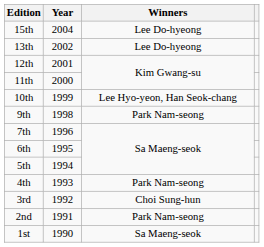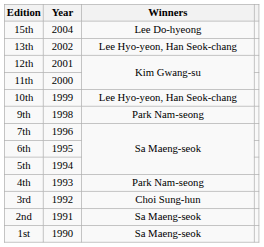(168, 47) Lee Do-hyeong -> (168, 47) Lee Hyo-yeon, Han Seok-chang
(168, 217) Park Nam-seong -> (168, 217) Sa Maeng-seok
